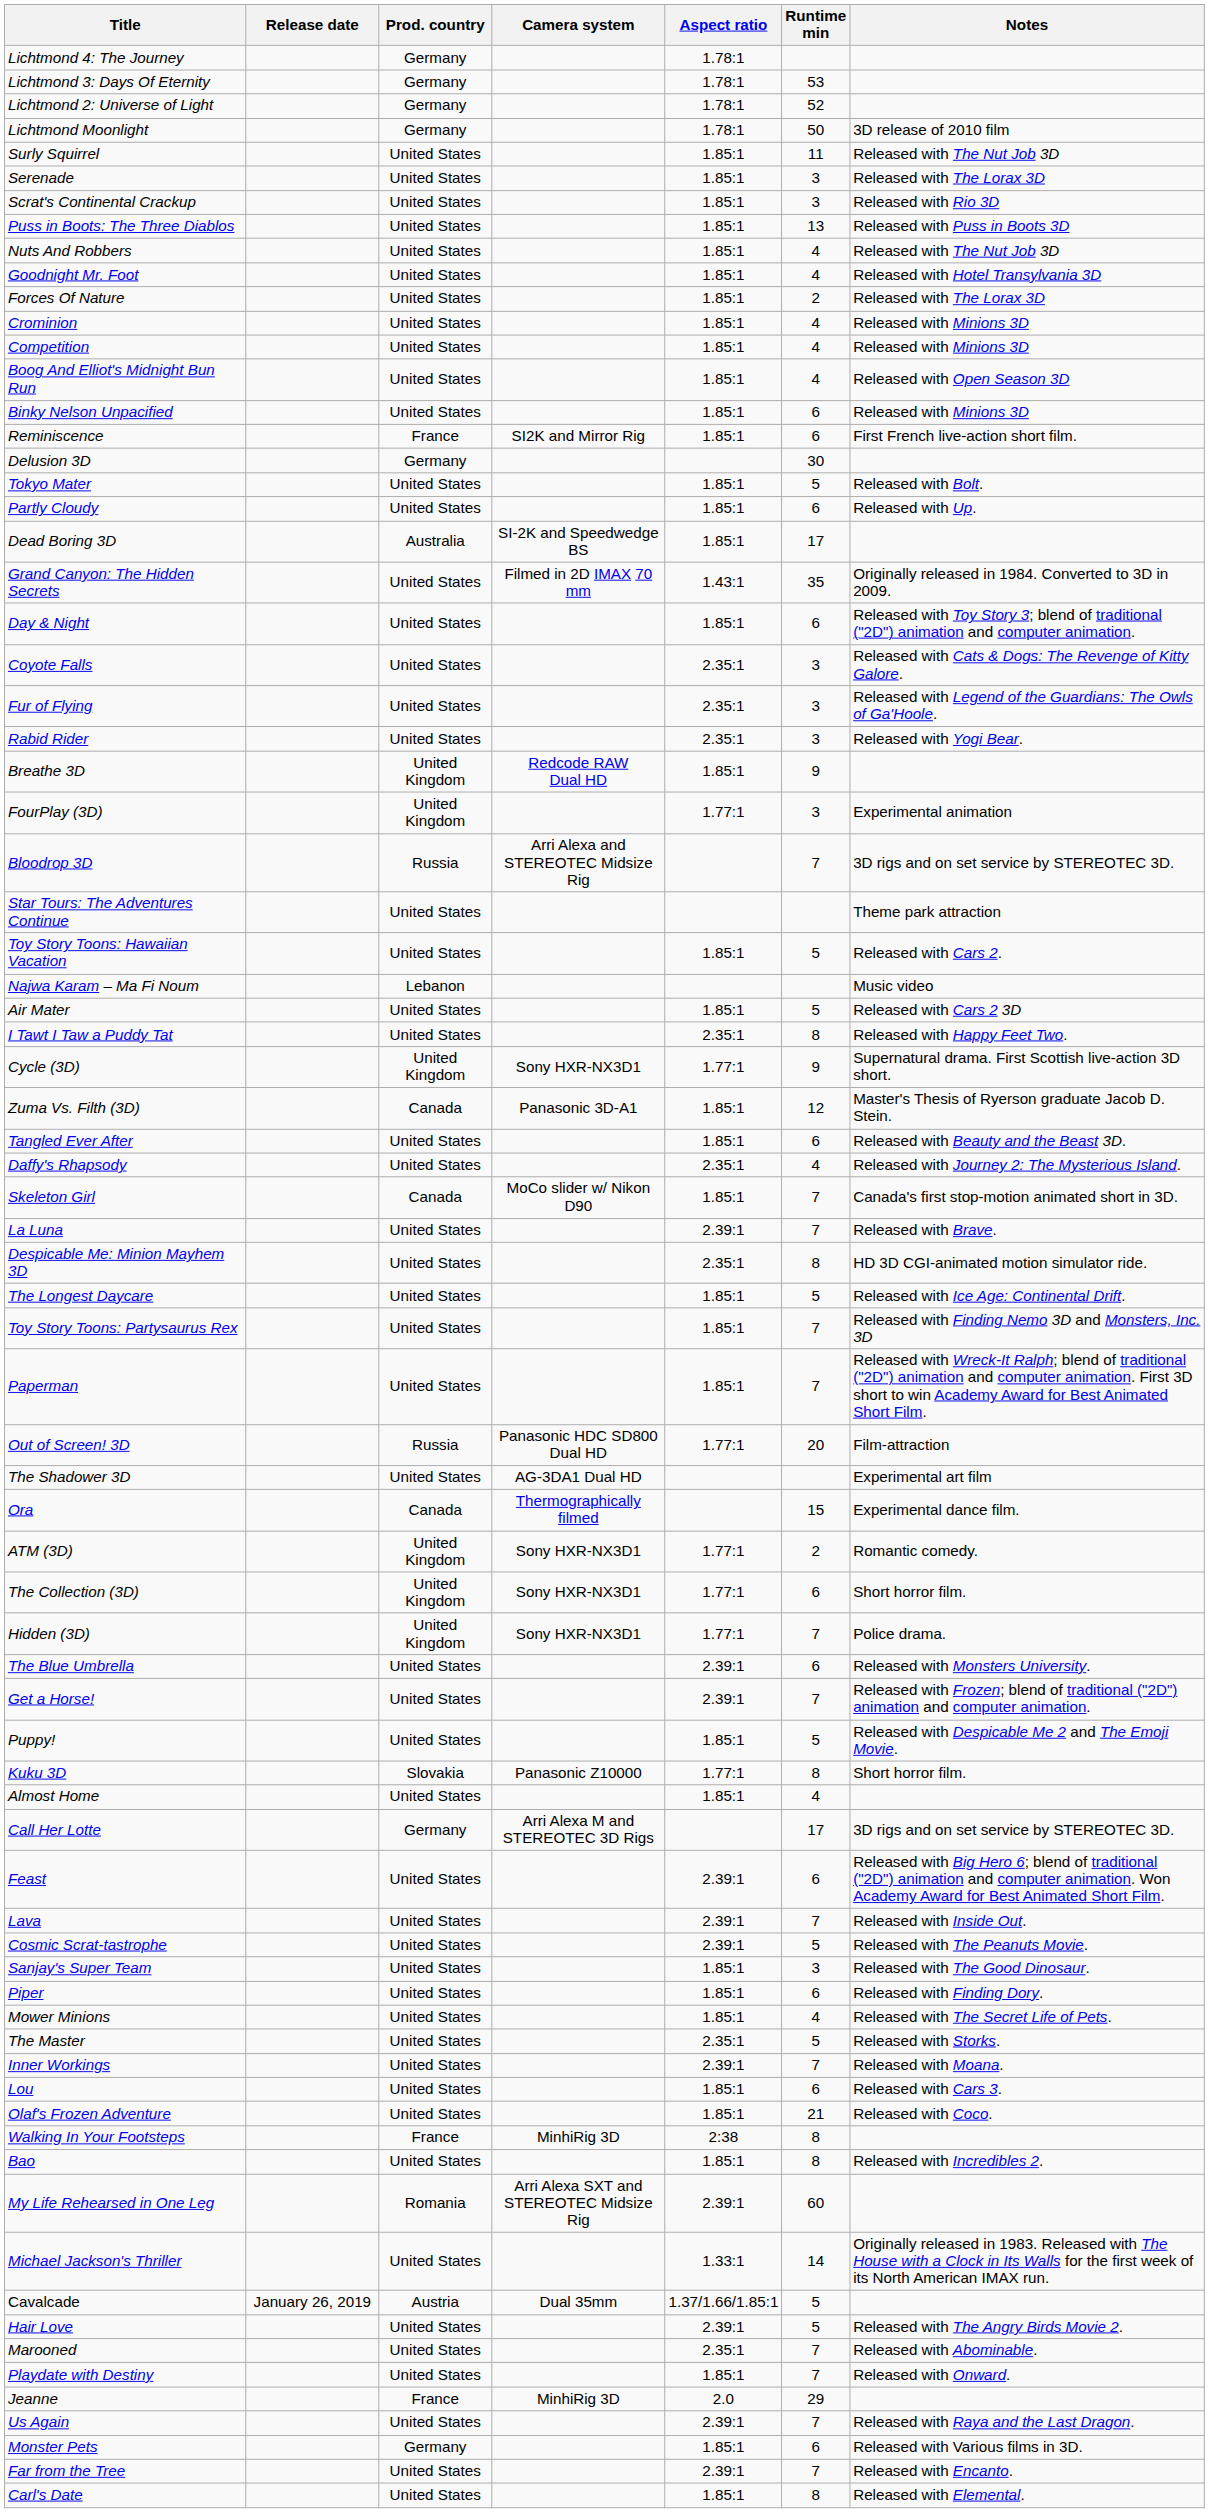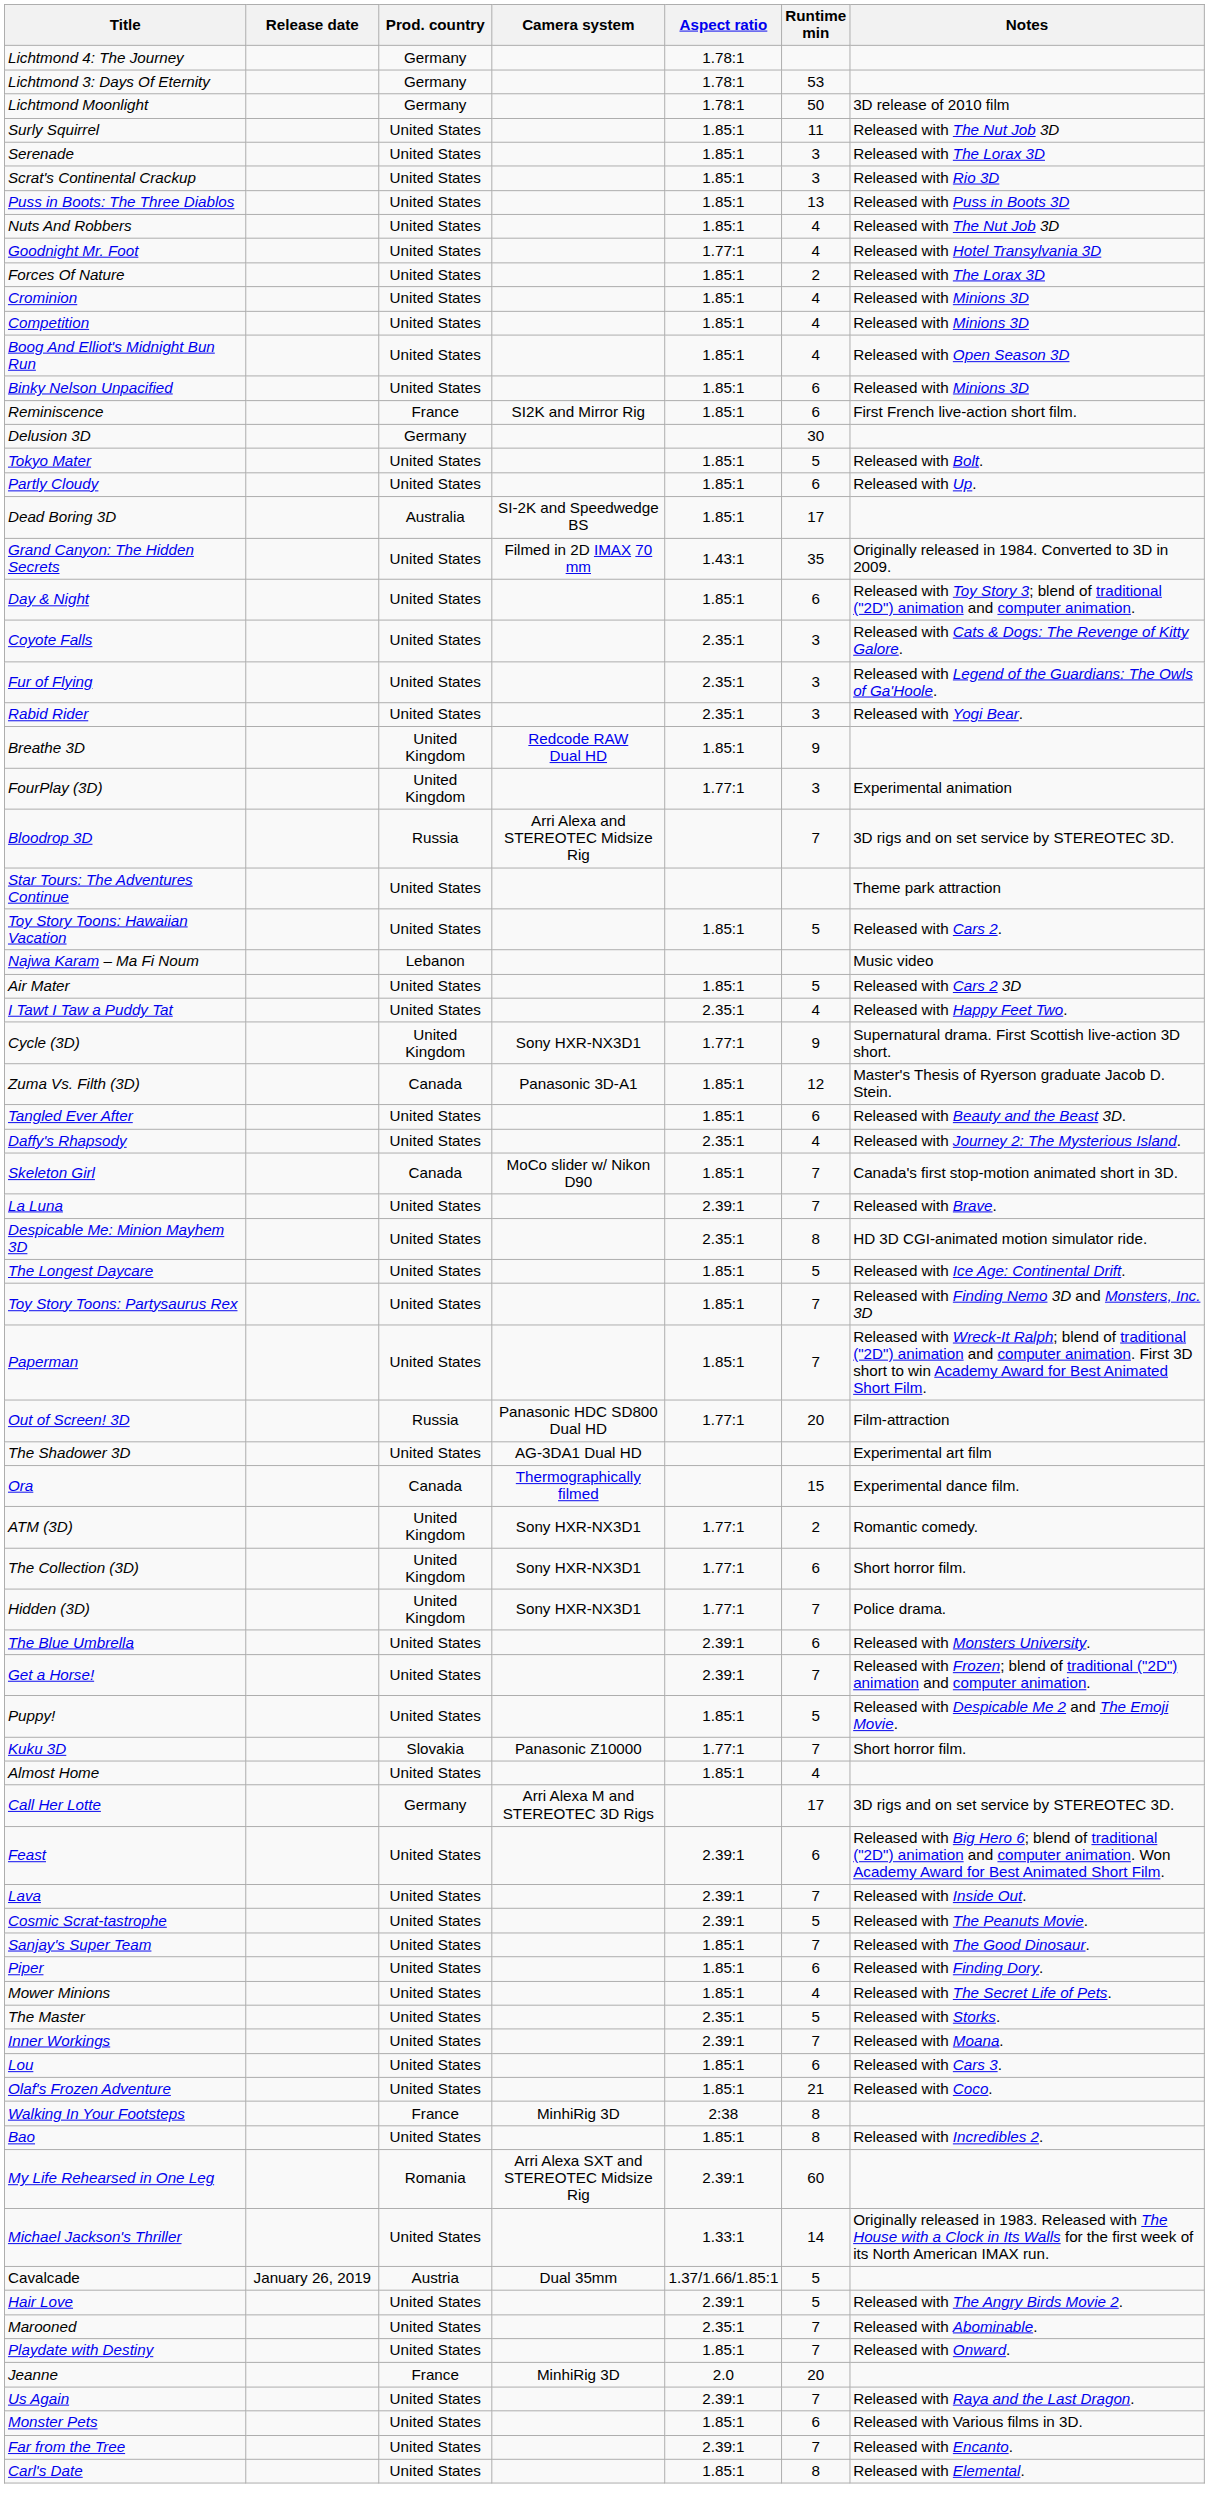- row: (111, 105)
(723, 274) 1.85:1 -> (723, 250) 1.77:1
(816, 1034) 8 -> (816, 1010) 4
(816, 1772) 8 -> (816, 1748) 7
(816, 1968) 3 -> (816, 1944) 7
(816, 2398) 29 -> (816, 2374) 20
(435, 2447) Germany -> (435, 2423) United States
